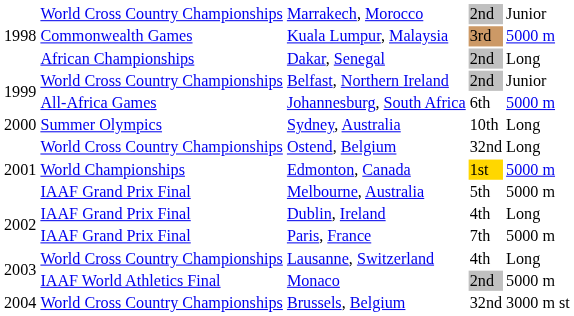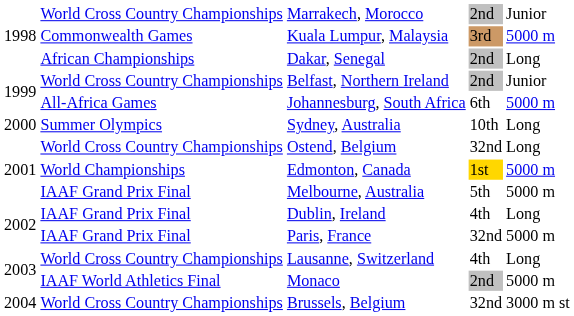(480, 236) 7th -> (486, 236) 32nd
